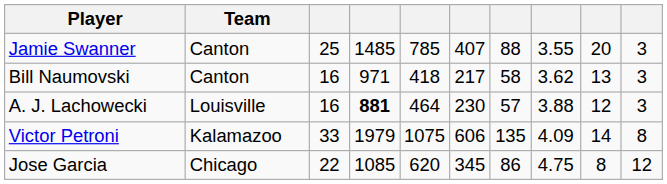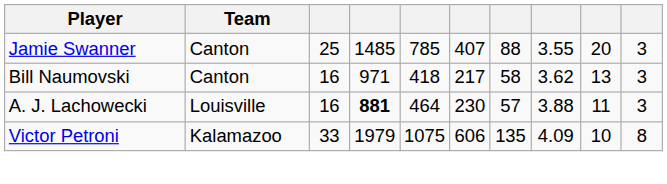(601, 106) 12 -> (601, 106) 11
(601, 135) 14 -> (601, 135) 10
- row: (58, 164)
